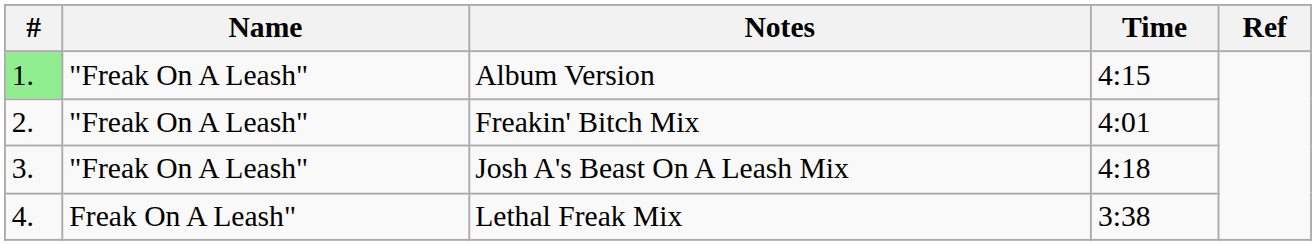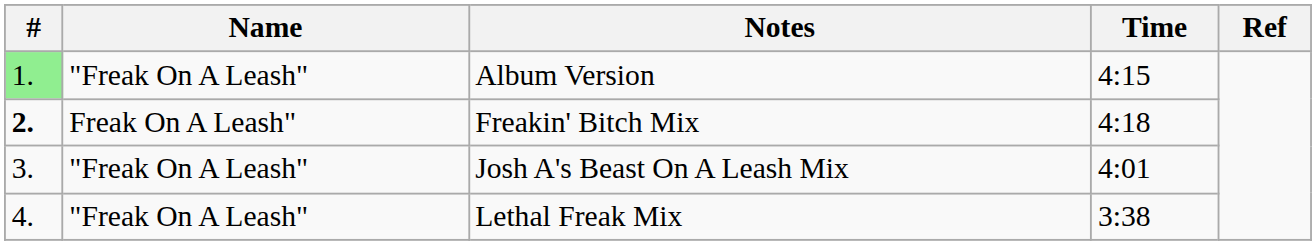(23, 121) normal -> (23, 121) bold
(189, 121) "Freak On A Leash" -> (183, 121) Freak On A Leash"
(1124, 121) 4:01 -> (1124, 121) 4:18
(1124, 168) 4:18 -> (1124, 168) 4:01
(183, 215) Freak On A Leash" -> (189, 215) "Freak On A Leash"
